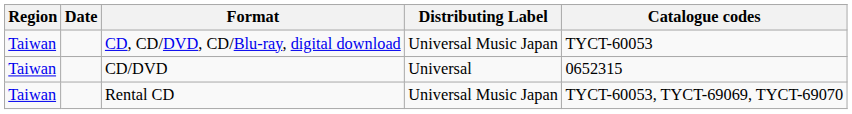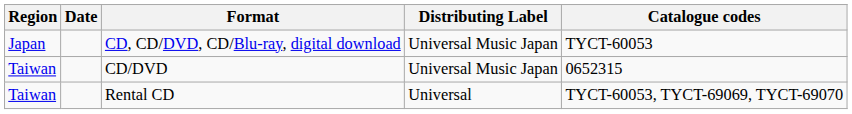(32, 43) Taiwan -> (27, 43) Japan
(440, 69) Universal -> (483, 69) Universal Music Japan
(483, 95) Universal Music Japan -> (440, 95) Universal
